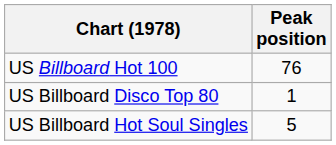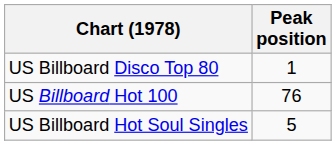rows swapped: (93, 67) <-> (114, 96)
